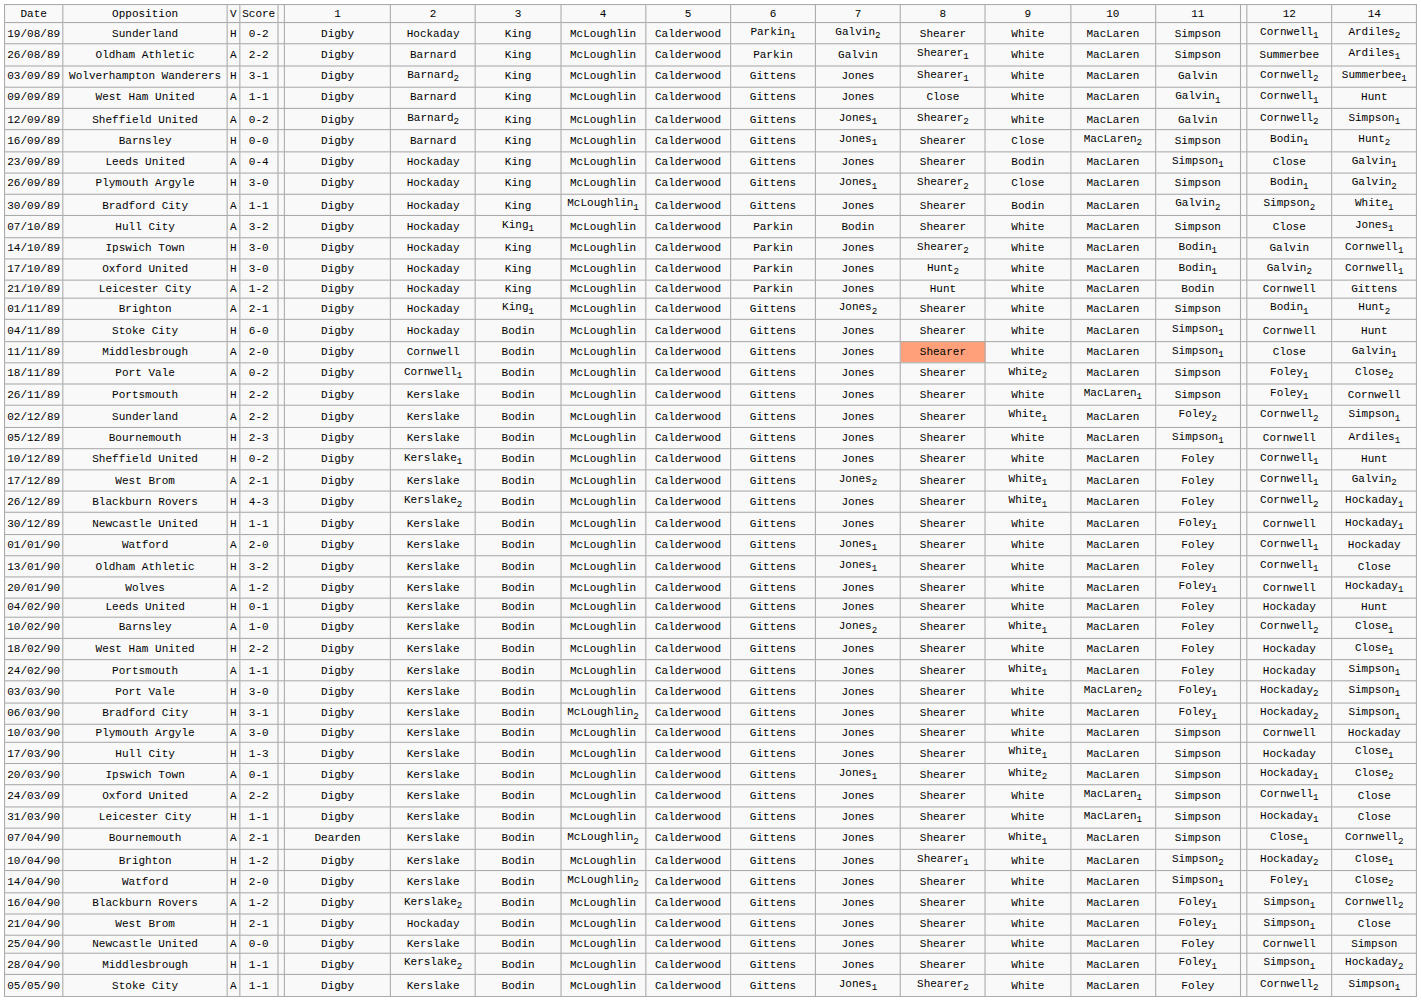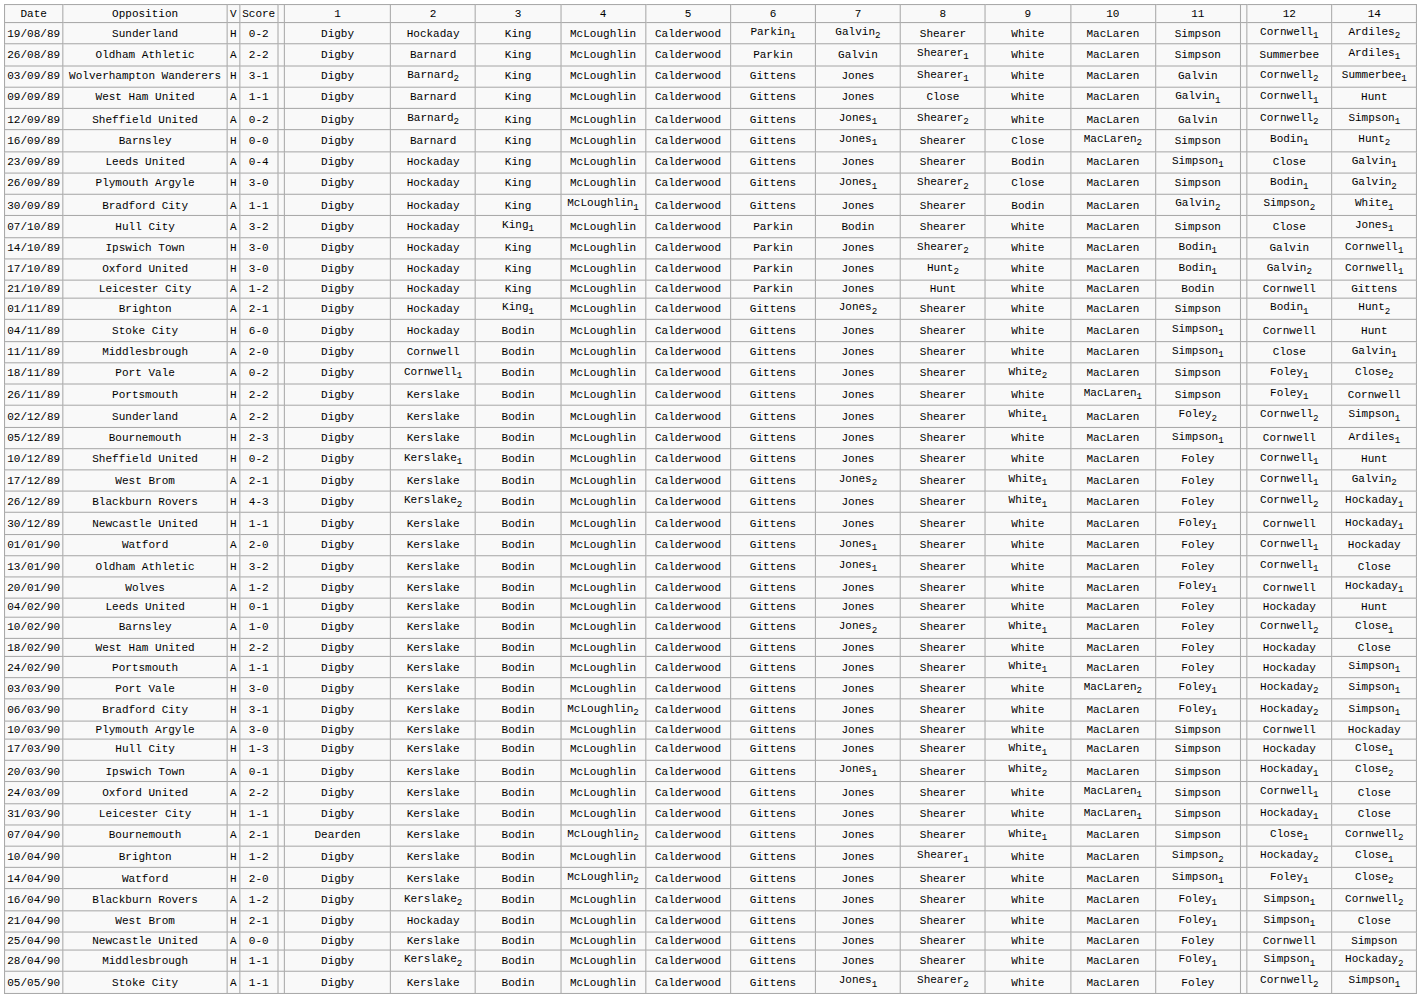(943, 352) lightsalmon background -> (943, 352) no background
(1374, 649) Close1 -> (1374, 648) Close
